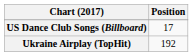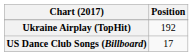rows swapped: (77, 43) <-> (77, 28)
